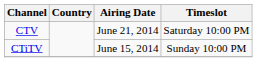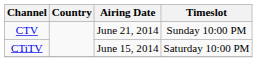(206, 30) Saturday 10:00 PM -> (206, 30) Sunday 10:00 PM
(206, 48) Sunday 10:00 PM -> (206, 48) Saturday 10:00 PM
